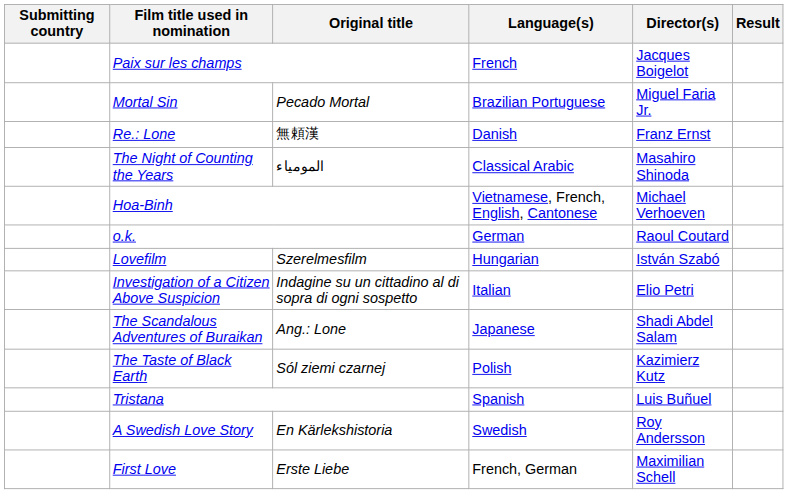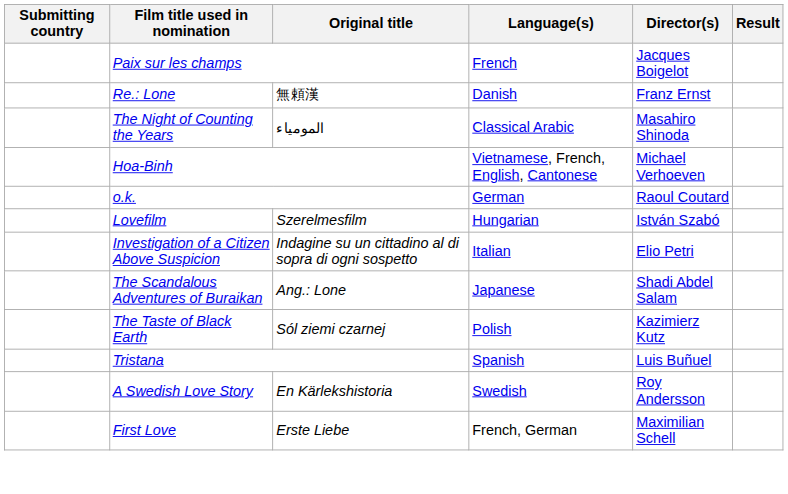- row: (145, 102)
